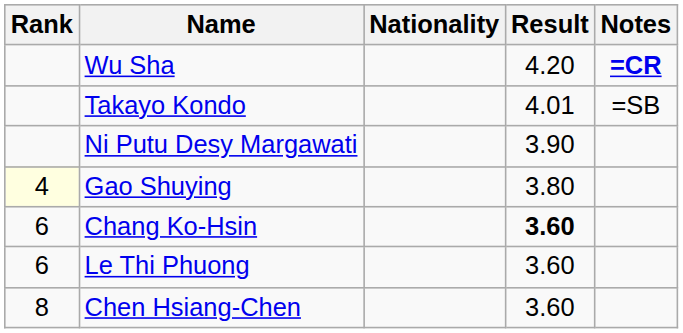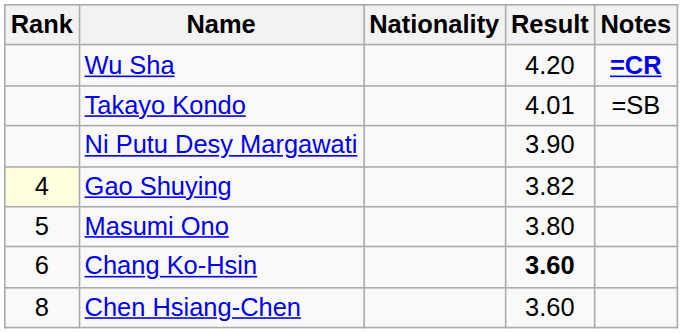(550, 186) 3.80 -> (550, 186) 3.82
+ row: (157, 226)
- row: (167, 266)
